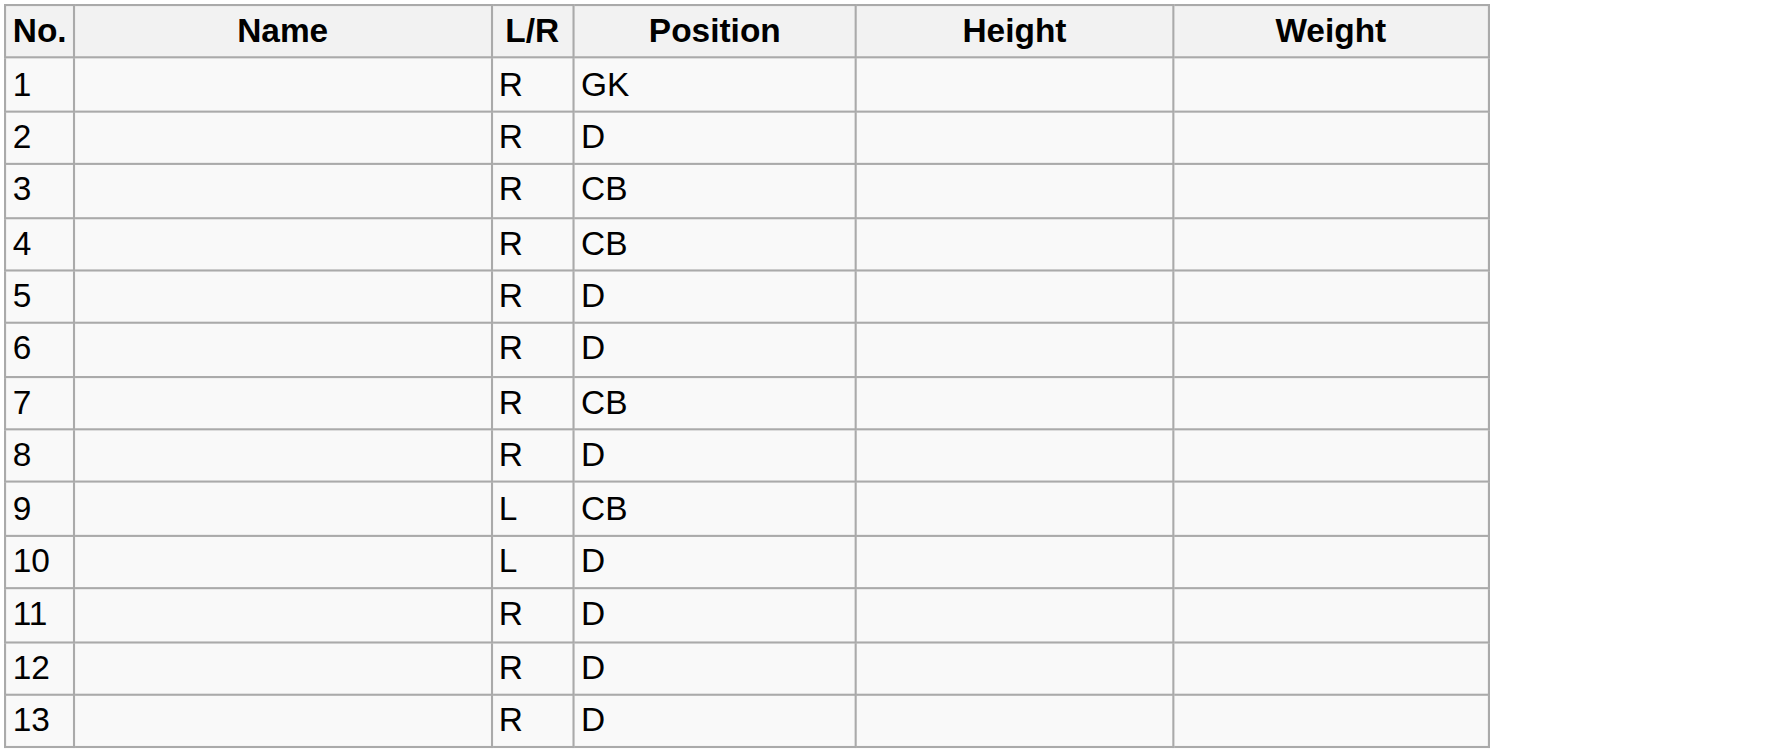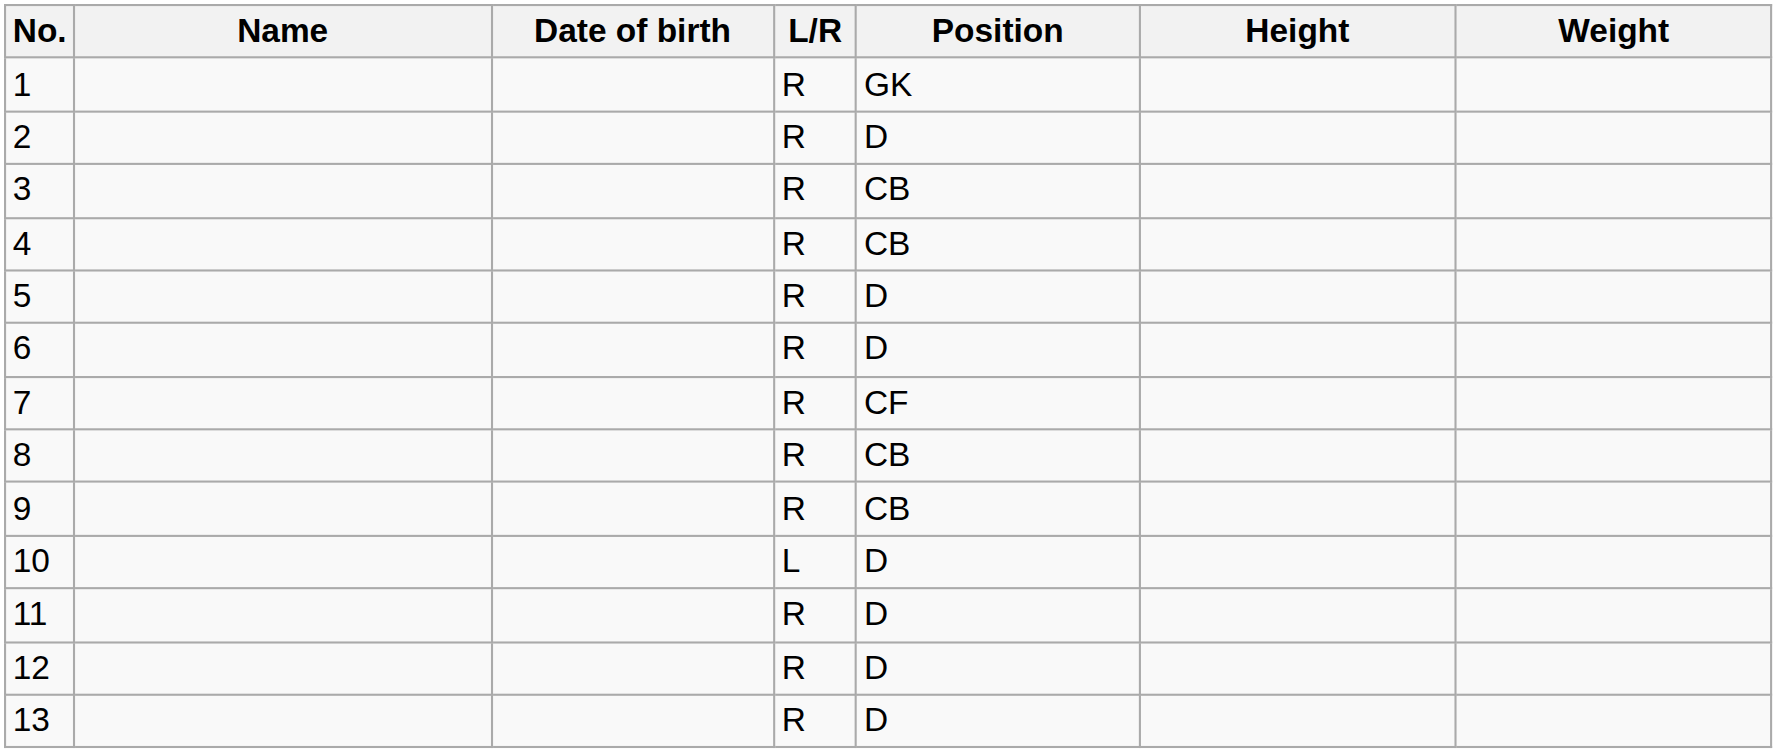+ column: (633, 31)
(604, 402) CB -> (886, 402) CF
(593, 455) D -> (887, 455) CB
(508, 508) L -> (794, 508) R
